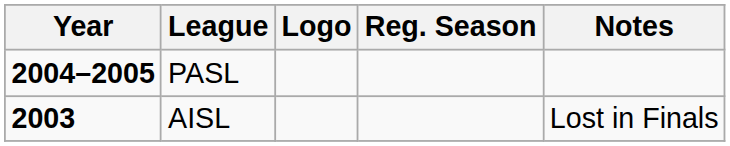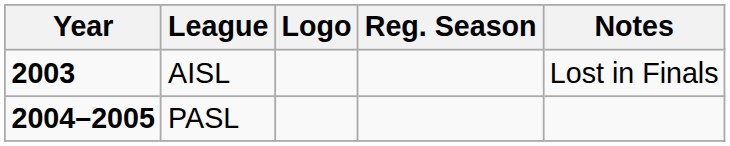rows swapped: (199, 118) <-> (204, 72)
